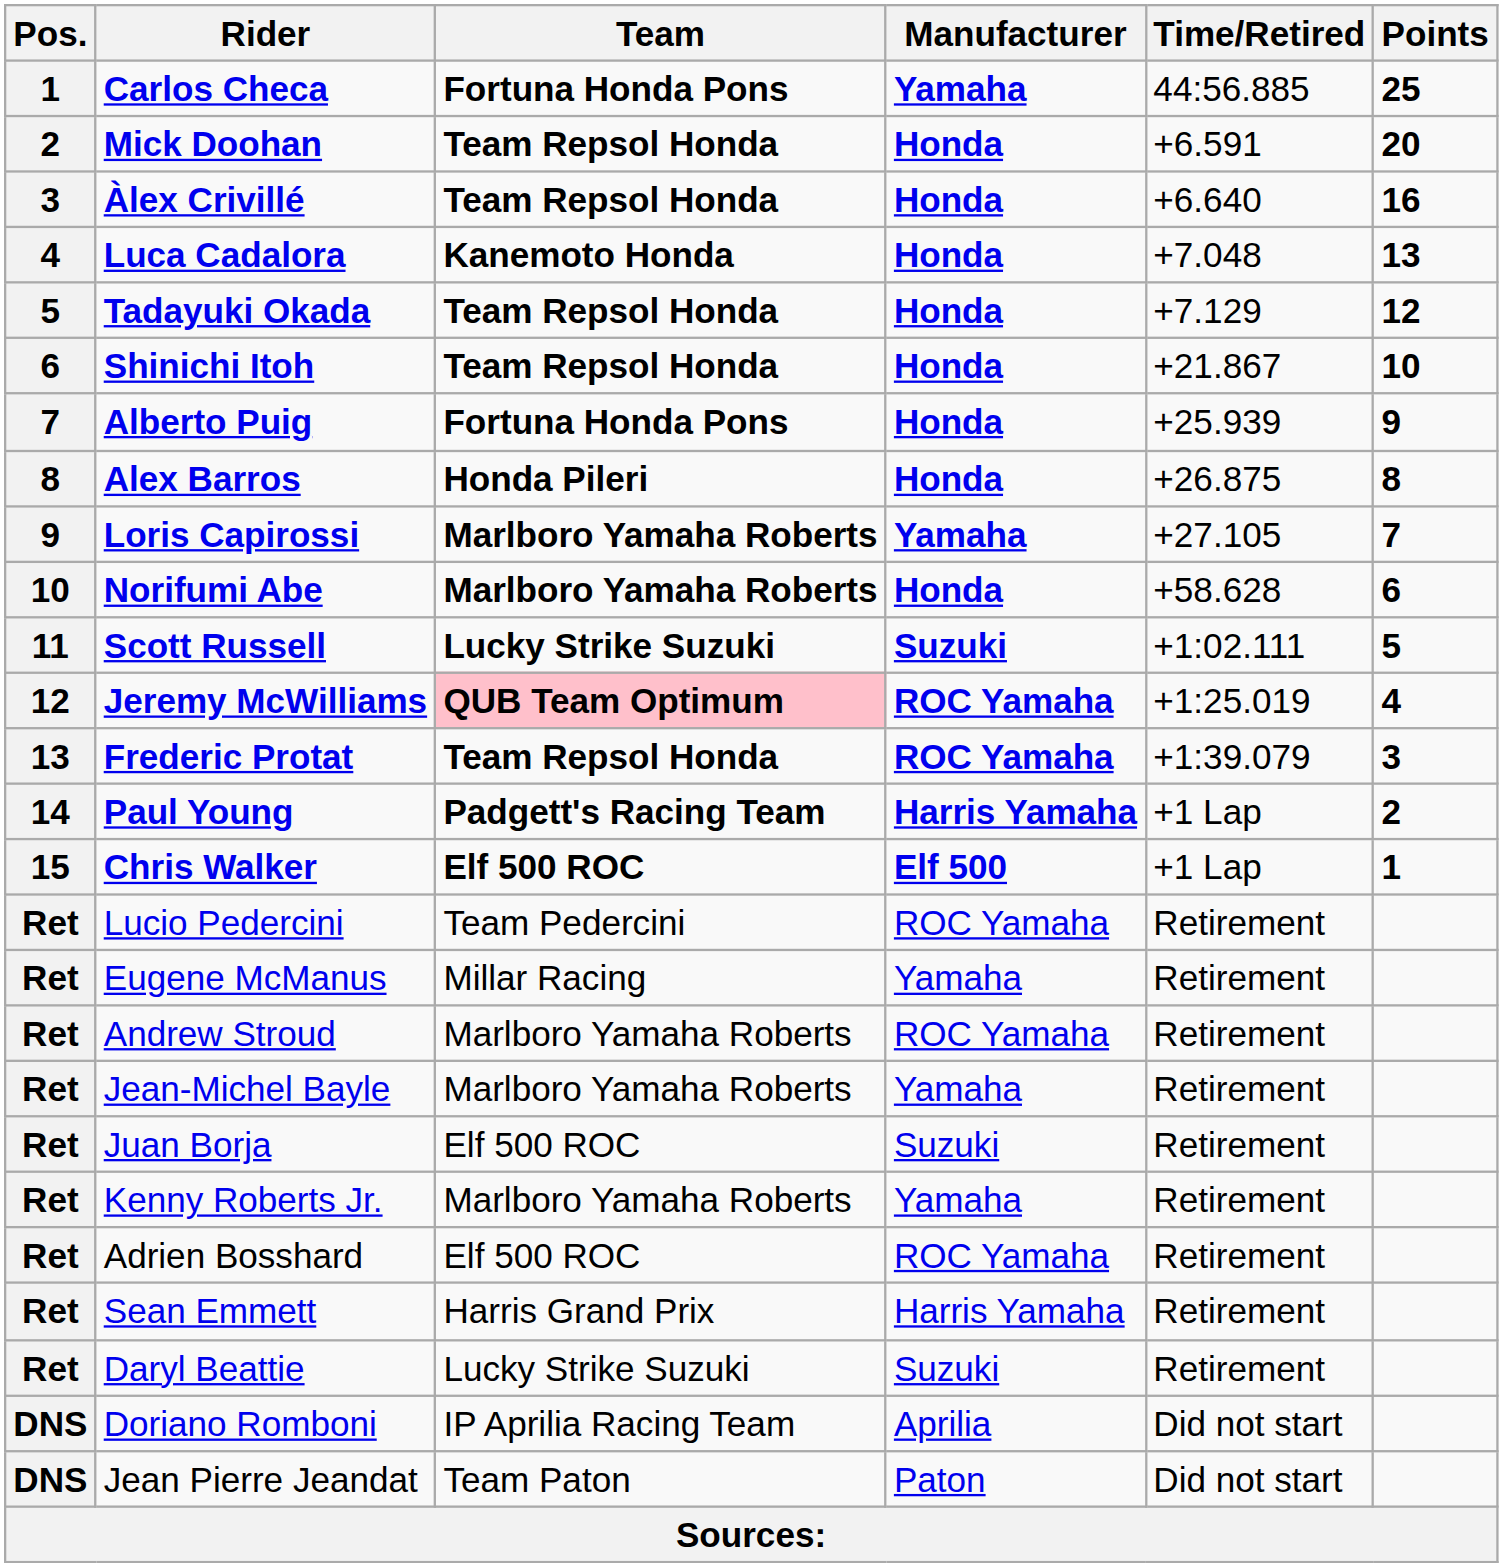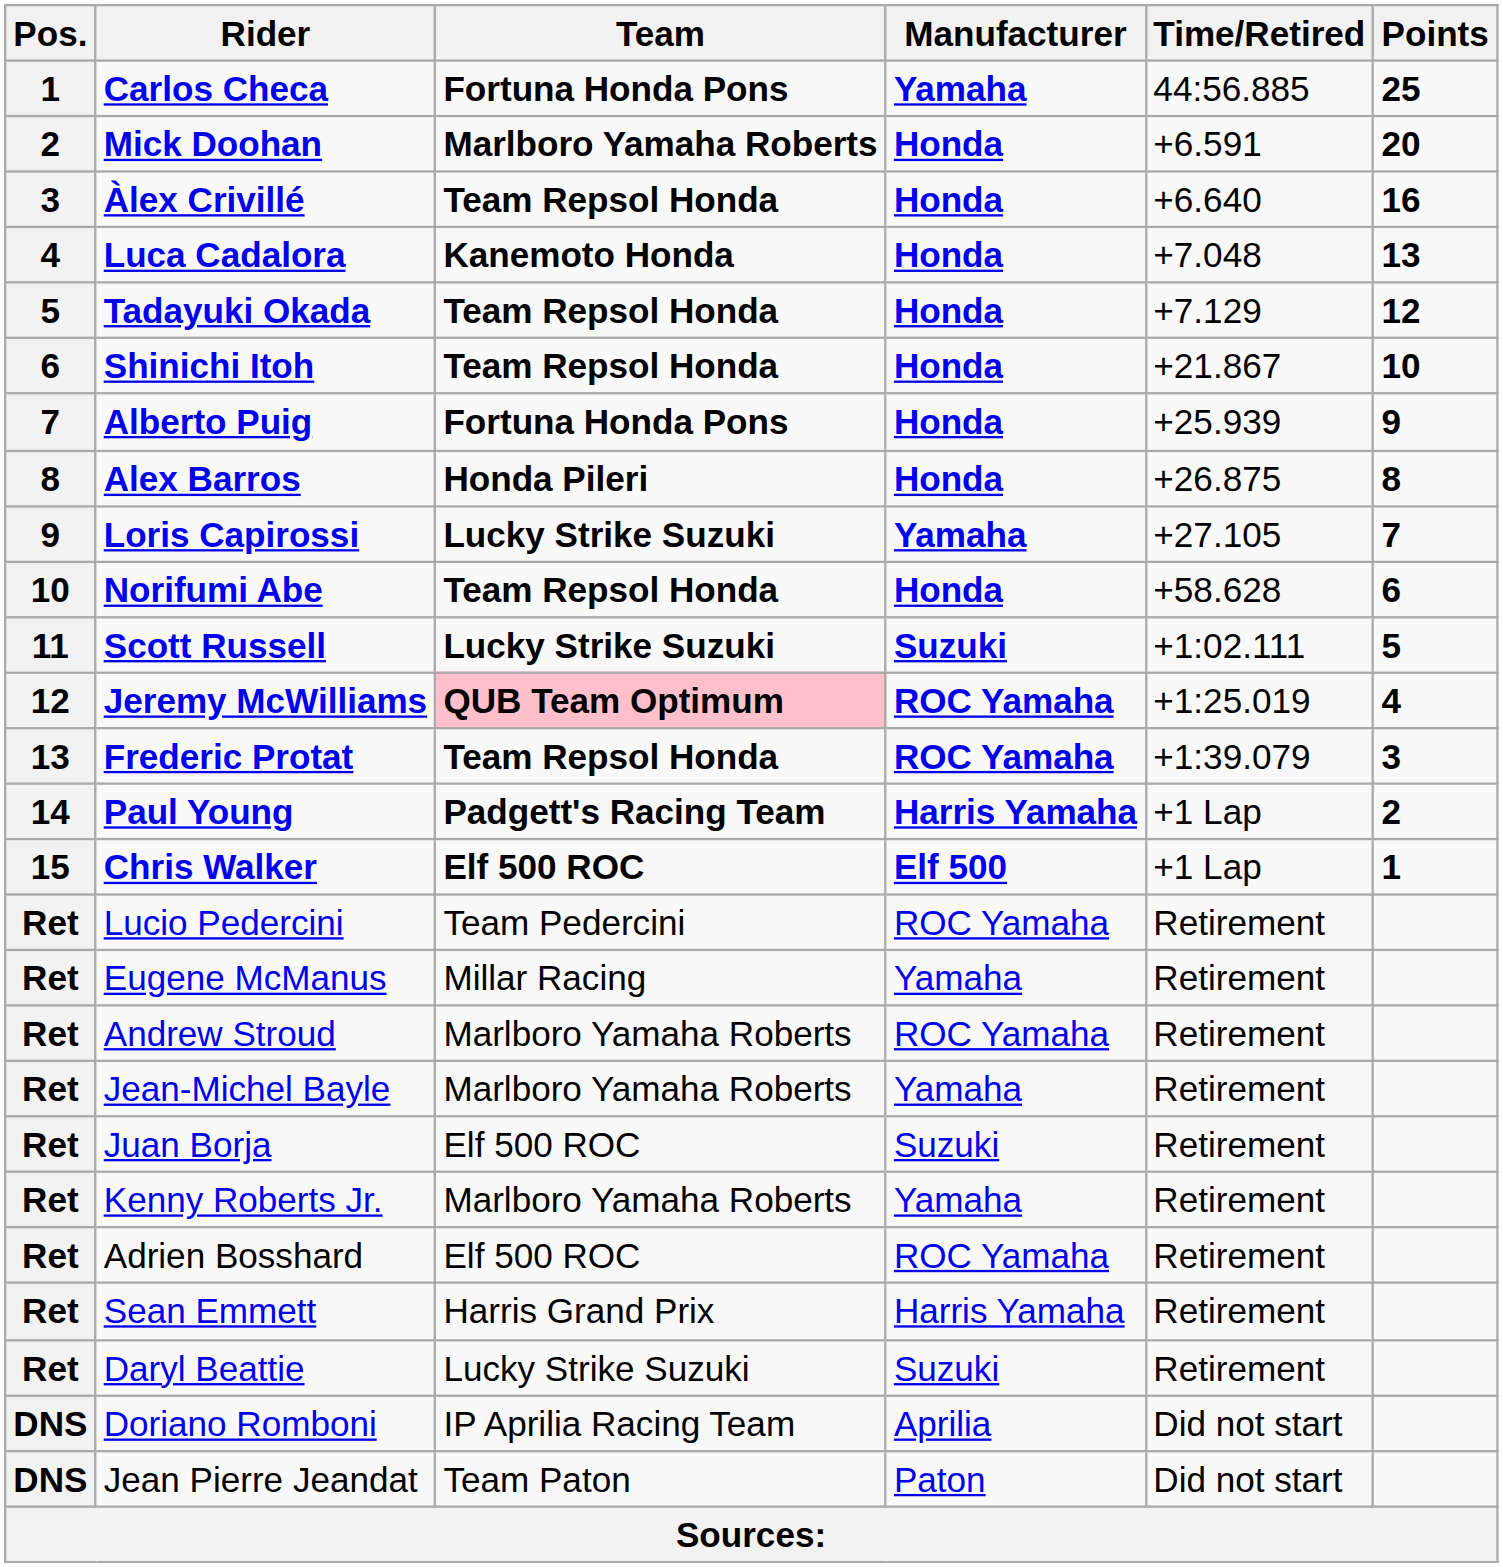(611, 144) Team Repsol Honda -> (661, 144) Marlboro Yamaha Roberts
(661, 533) Marlboro Yamaha Roberts -> (609, 533) Lucky Strike Suzuki
(661, 589) Marlboro Yamaha Roberts -> (611, 589) Team Repsol Honda
